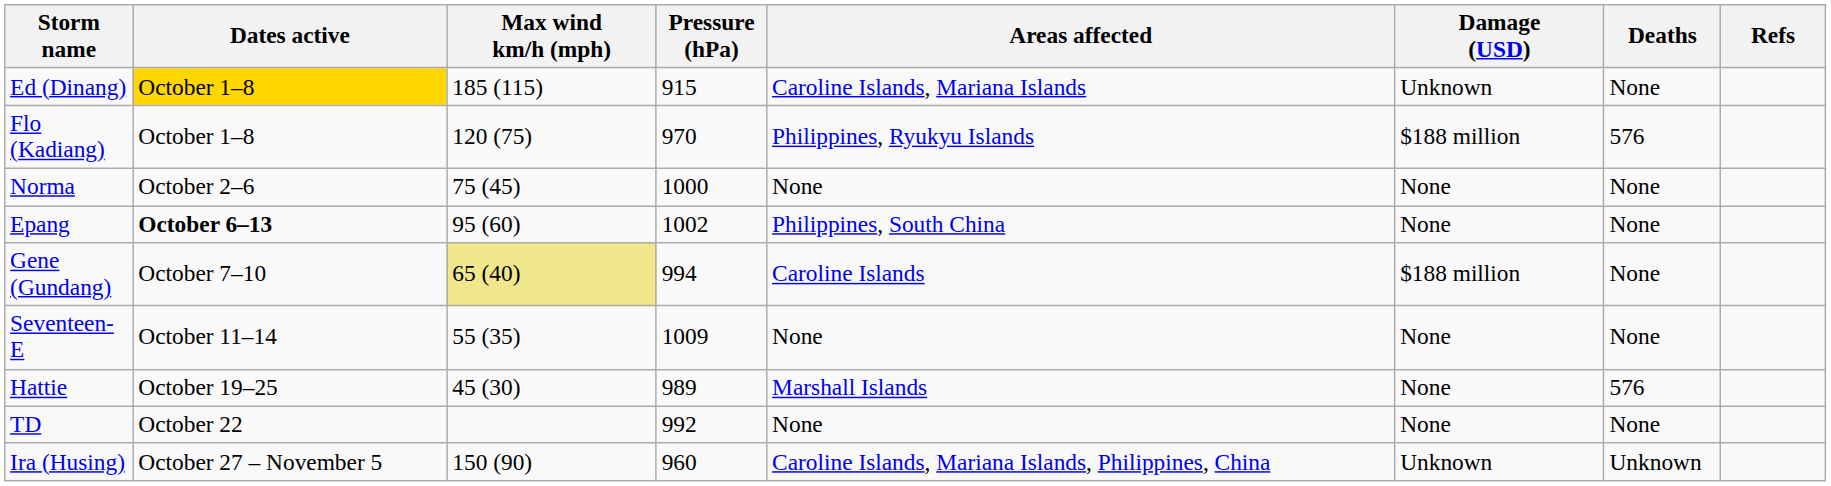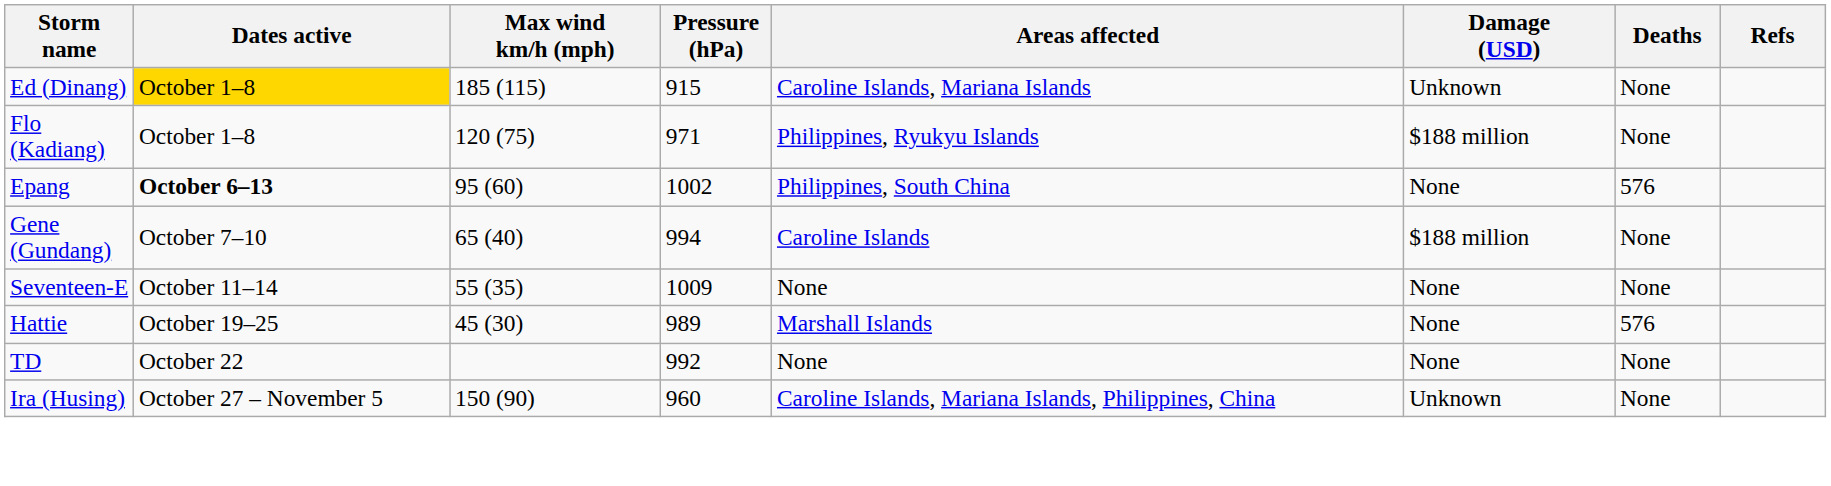(679, 136) 970 -> (683, 136) 971
(1627, 136) 576 -> (1645, 136) None
- row: (43, 186)
(1635, 223) None -> (1637, 186) 576
(486, 273) khaki background -> (489, 236) no background
(1656, 461) Unknown -> (1645, 398) None
